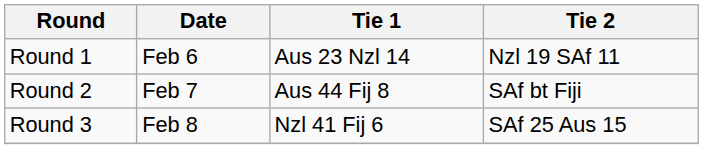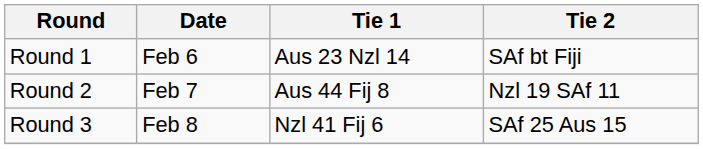(554, 56) Nzl 19 SAf 11 -> (535, 56) SAf bt Fiji
(535, 90) SAf bt Fiji -> (554, 90) Nzl 19 SAf 11
